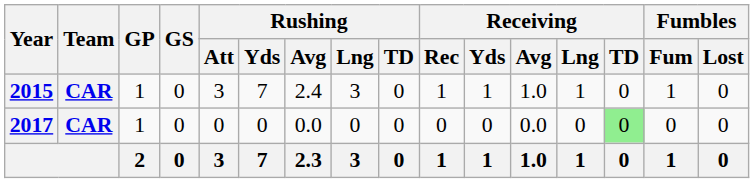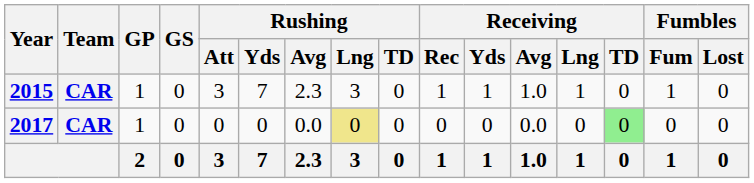(308, 90) 2.4 -> (308, 90) 2.3
(355, 125) no background -> (355, 125) khaki background
